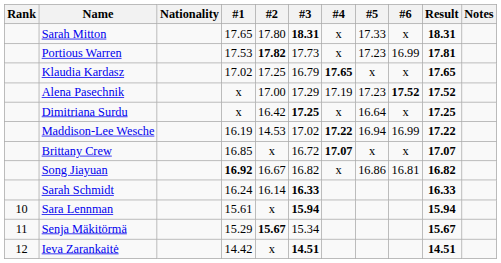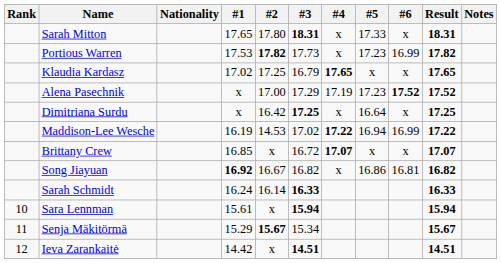(442, 53) 17.81 -> (442, 53) 17.82
